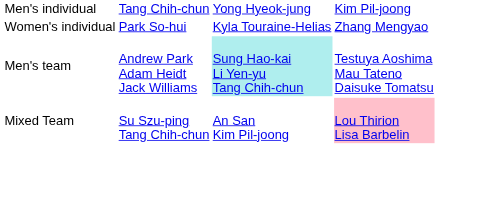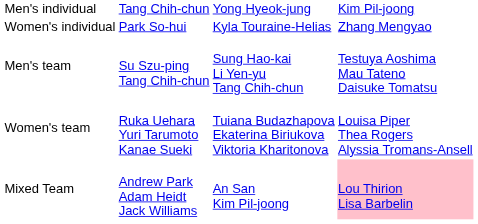(158, 73) Andrew Park Adam Heidt Jack Williams -> (164, 73) Su Szu-ping Tang Chih-chun
(258, 73) paleturquoise background -> (258, 73) no background
+ row: (47, 127)
(164, 127) Su Szu-ping Tang Chih-chun -> (158, 196) Andrew Park Adam Heidt Jack Williams
